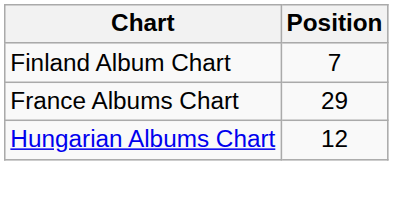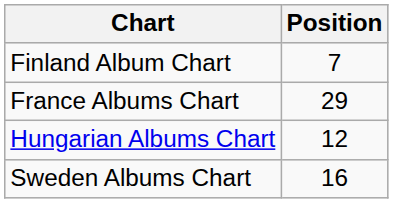+ row: (131, 178)
